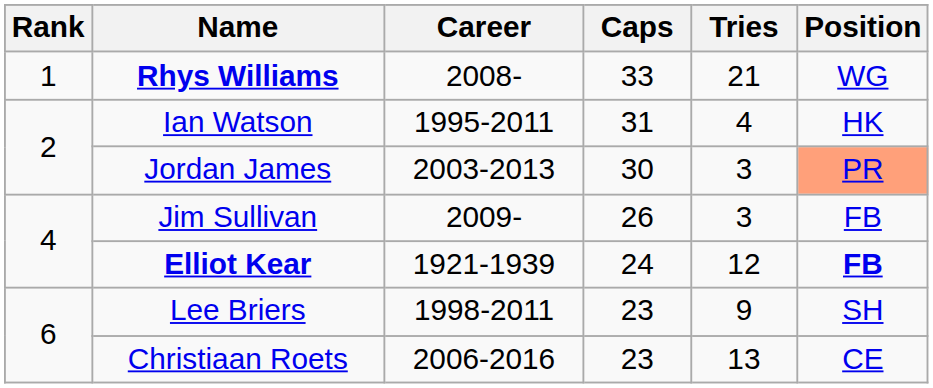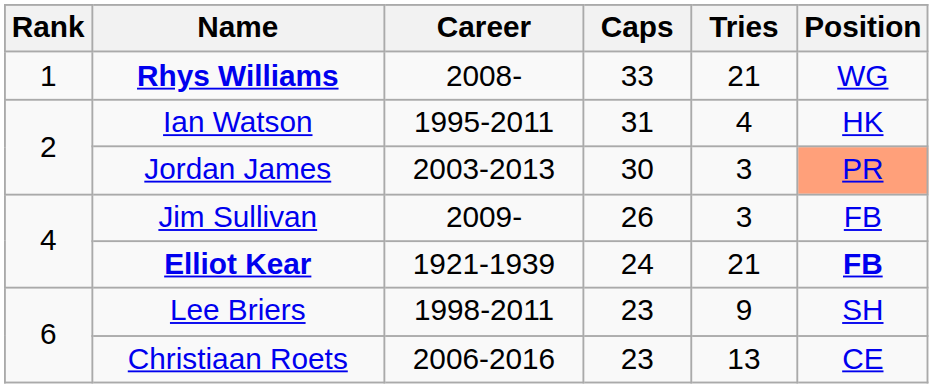(744, 264) 12 -> (744, 264) 21
